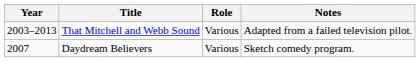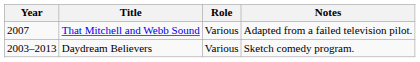(32, 30) 2003–2013 -> (18, 30) 2007
(18, 48) 2007 -> (32, 48) 2003–2013
